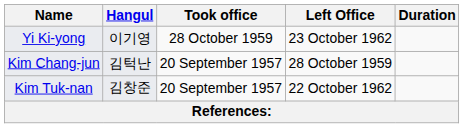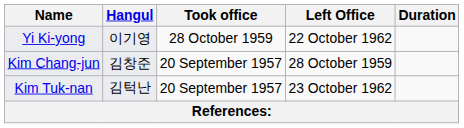(340, 38) 23 October 1962 -> (340, 38) 22 October 1962
(130, 63) 김턱난 -> (130, 63) 김창준
(130, 87) 김창준 -> (130, 87) 김턱난
(340, 88) 22 October 1962 -> (340, 88) 23 October 1962
